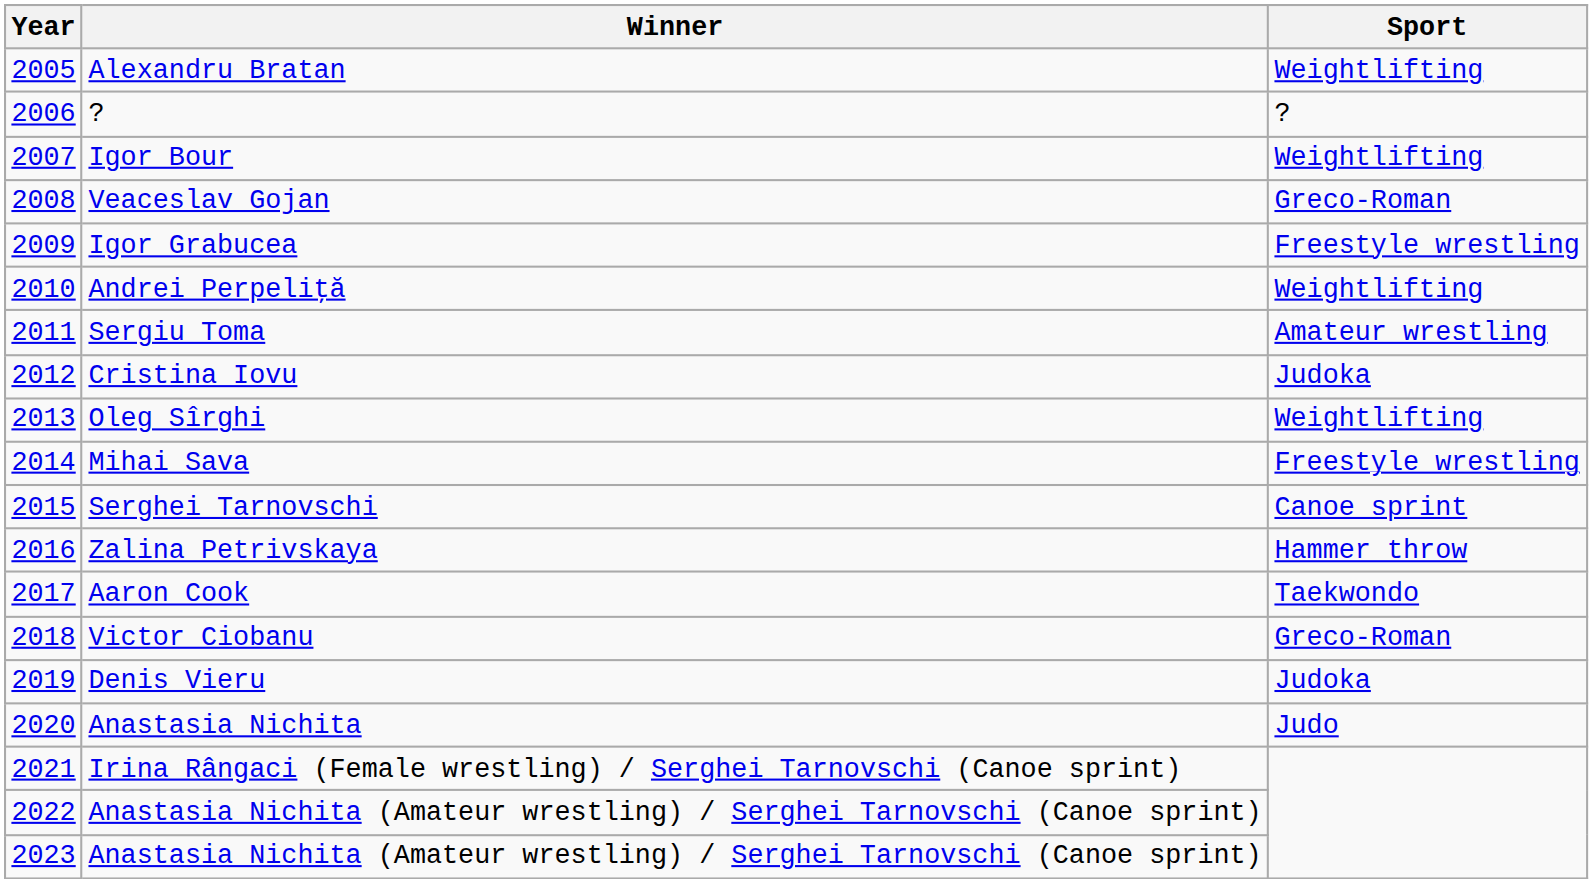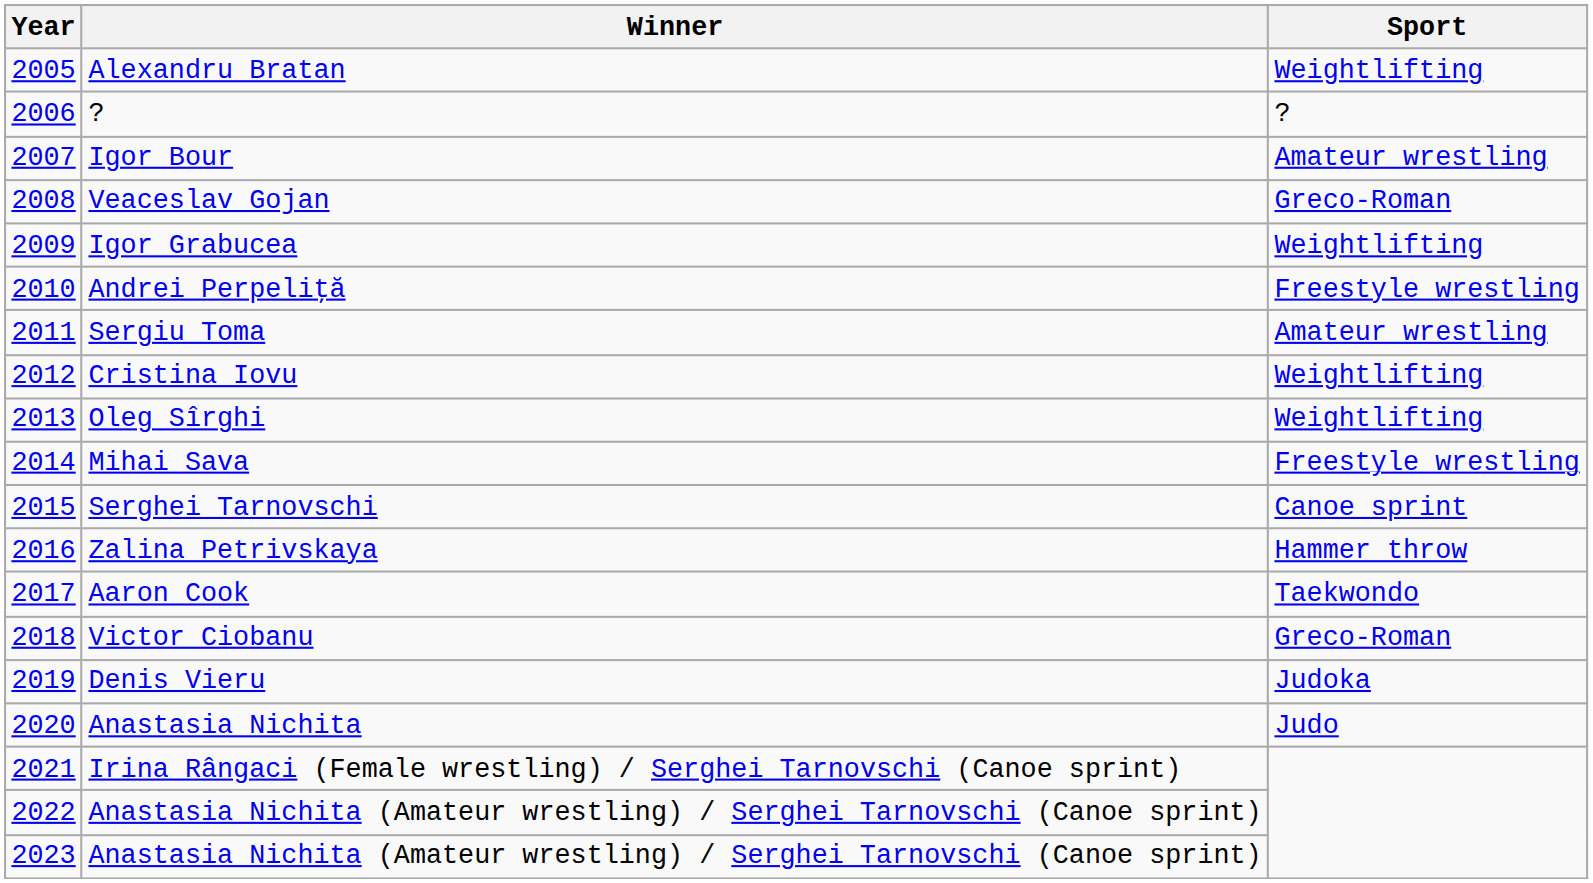(1379, 158) Weightlifting -> (1411, 158) Amateur wrestling
(1427, 245) Freestyle wrestling -> (1379, 245) Weightlifting
(1379, 289) Weightlifting -> (1427, 289) Freestyle wrestling
(1323, 376) Judoka -> (1379, 376) Weightlifting
